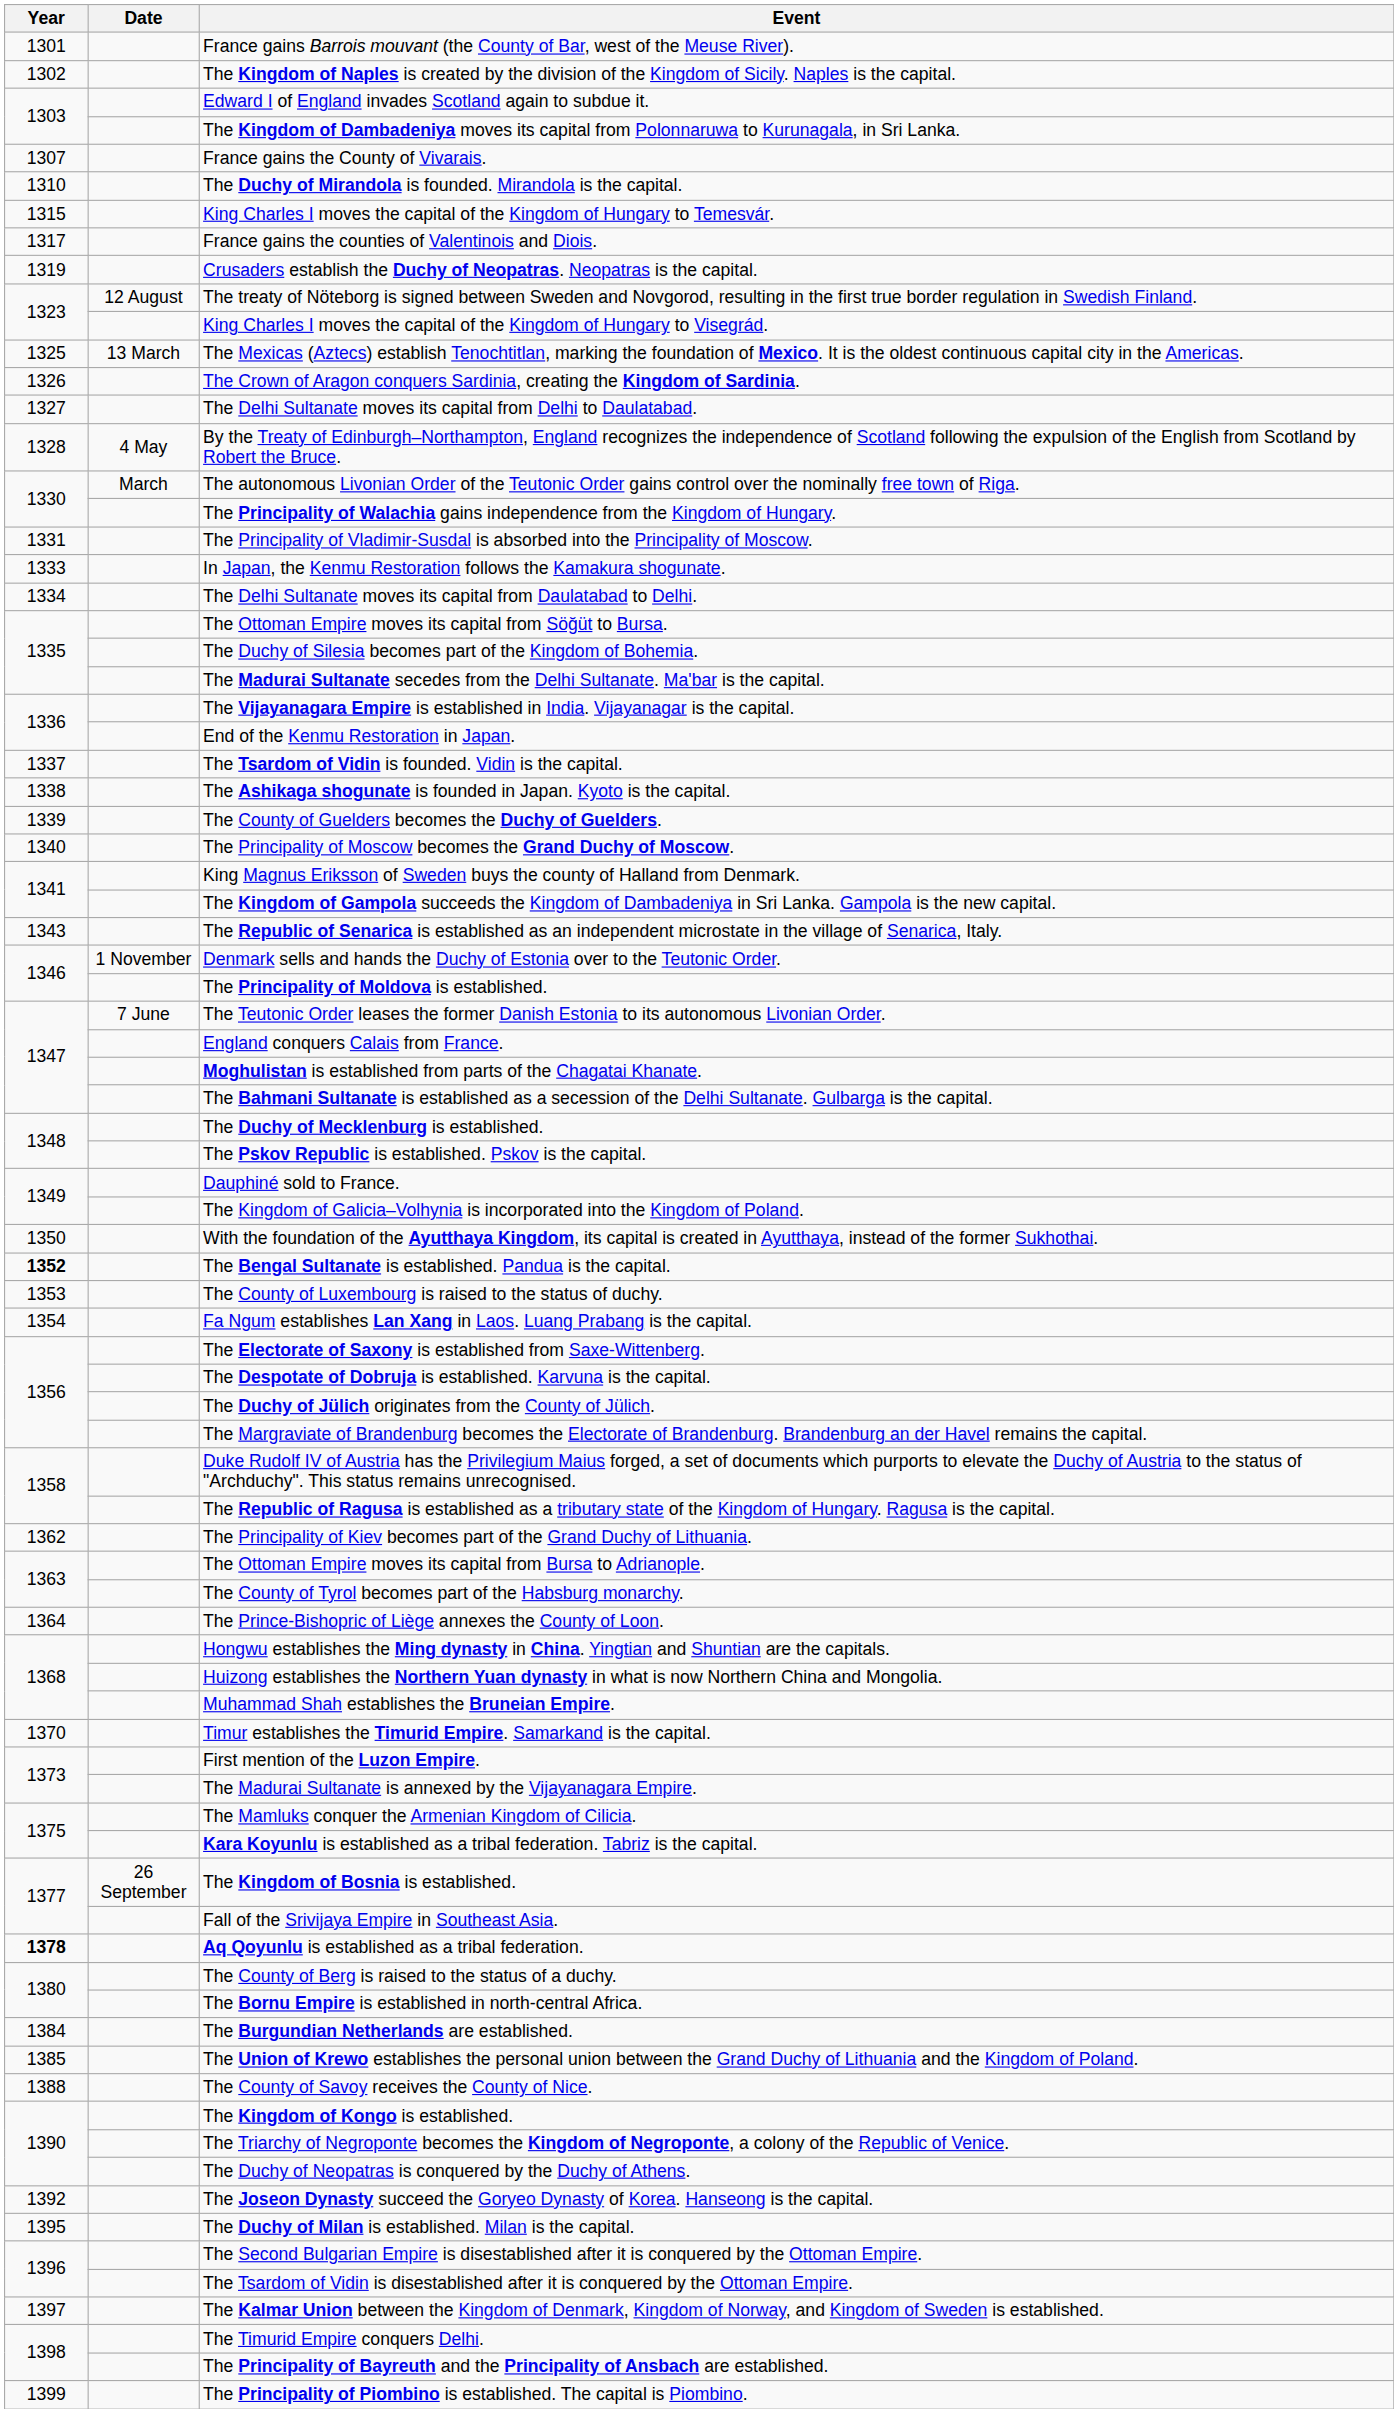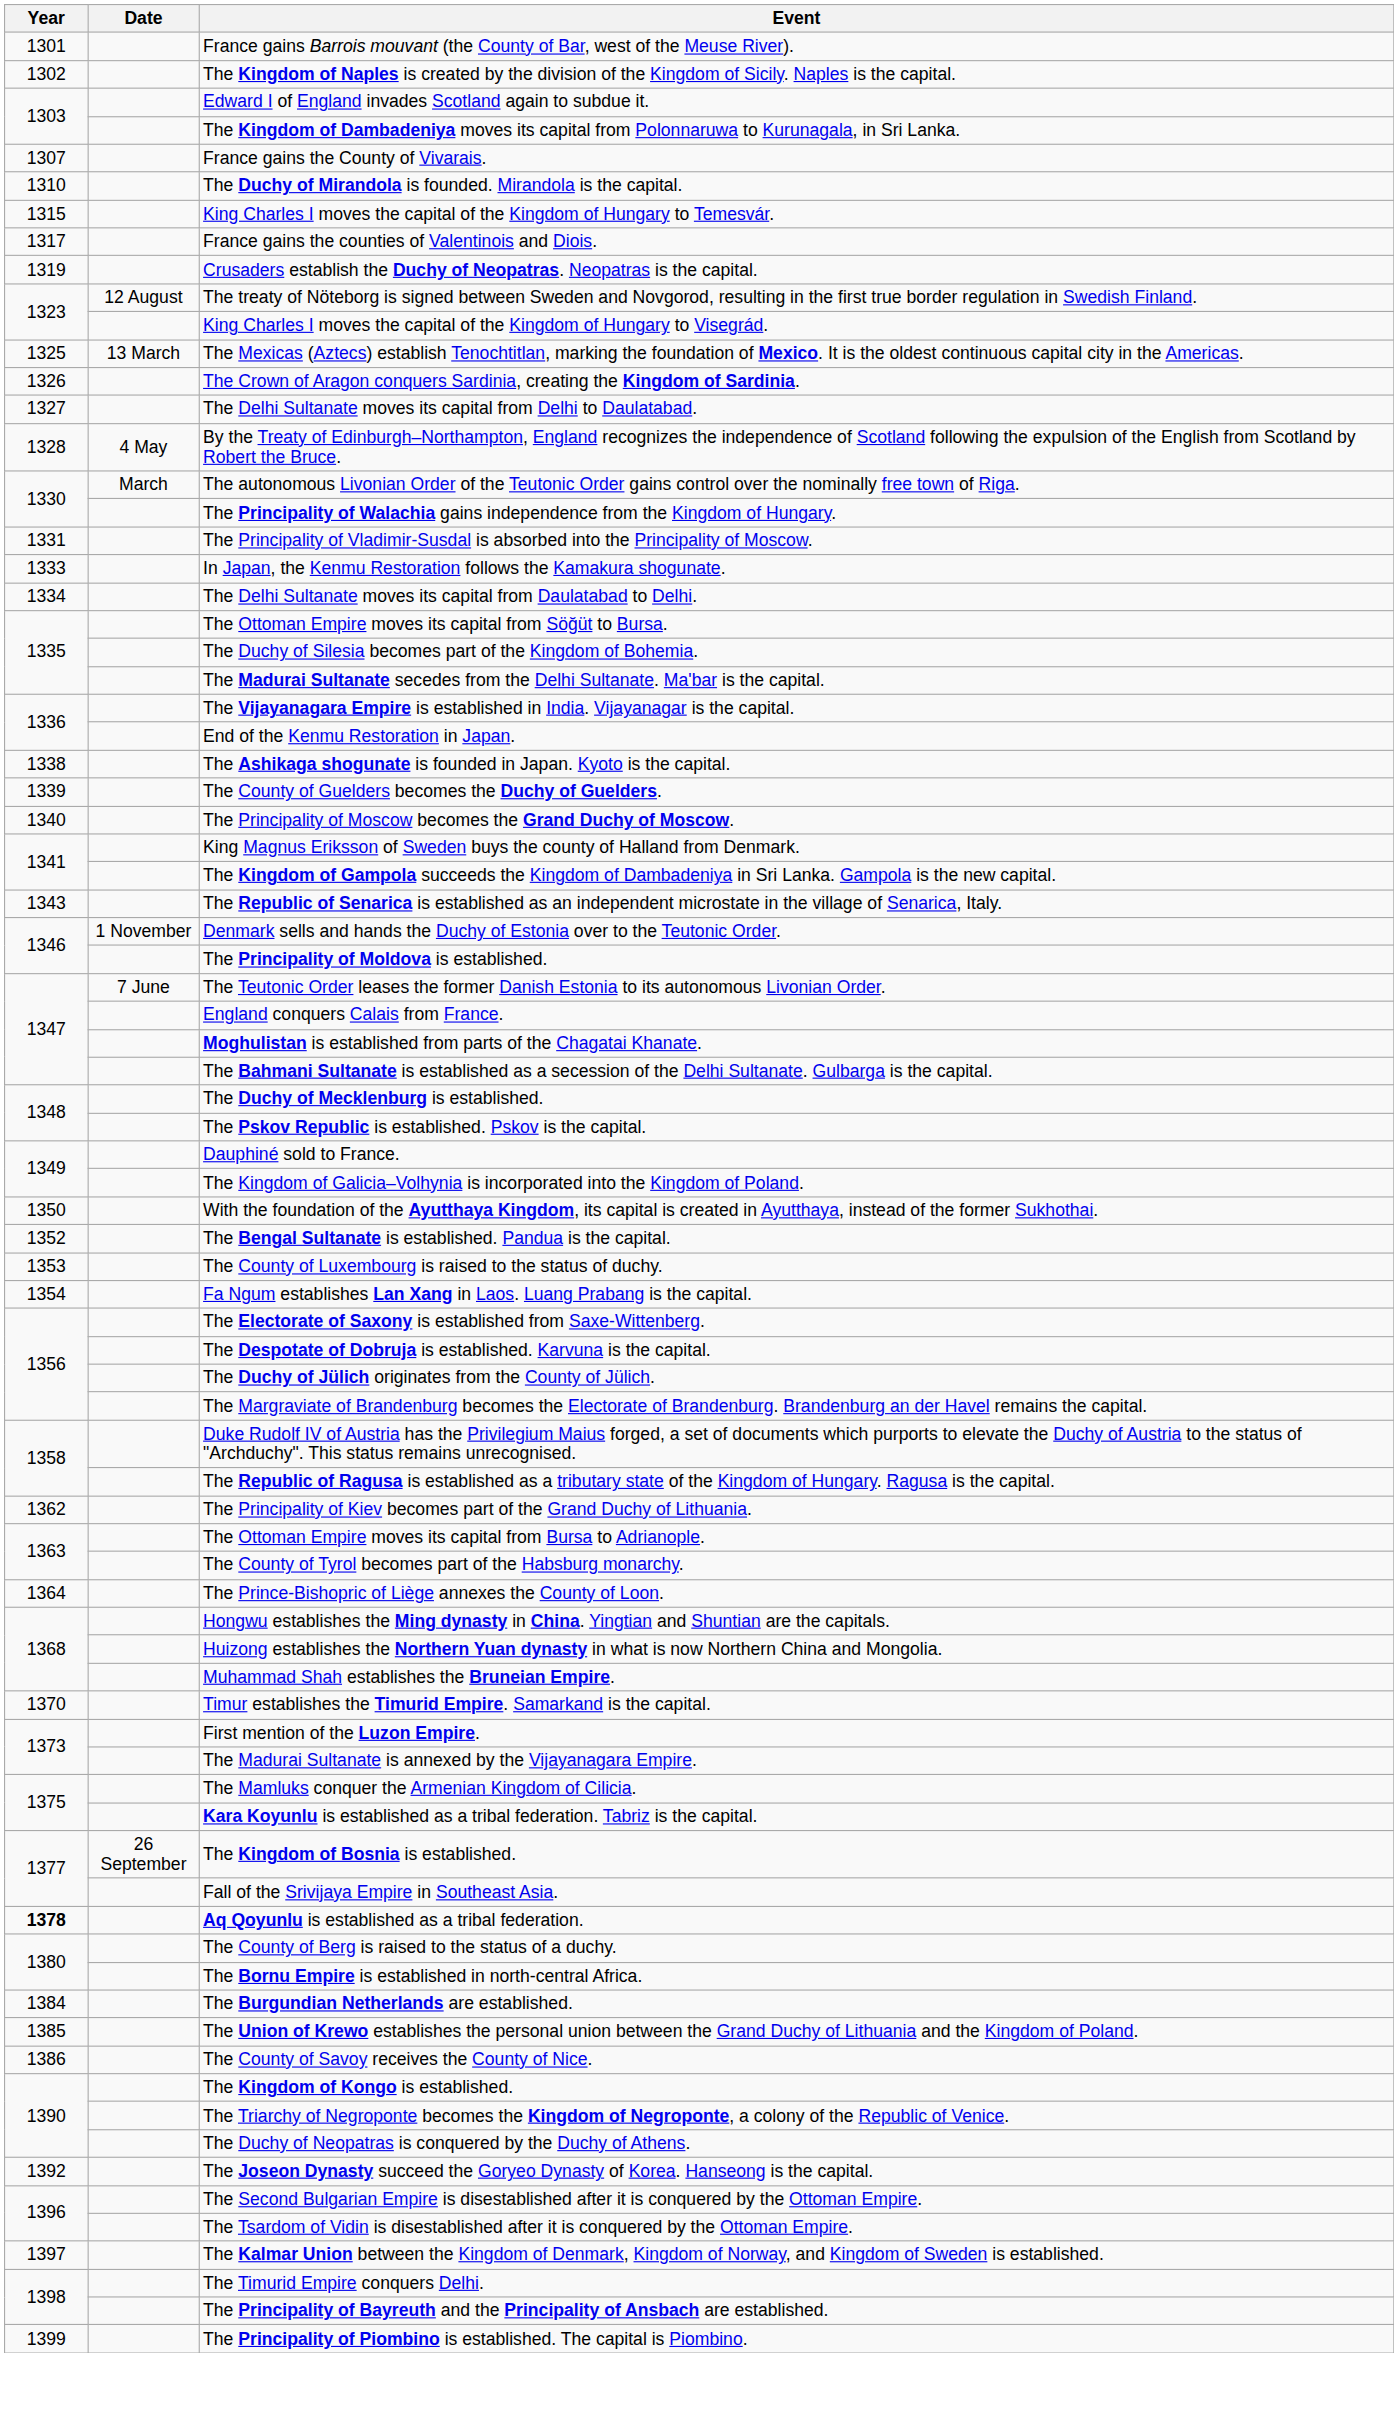- row: (413, 763)
(46, 1266) bold -> (46, 1238) normal
(46, 2087) 1388 -> (46, 2059) 1386
- row: (419, 2227)
